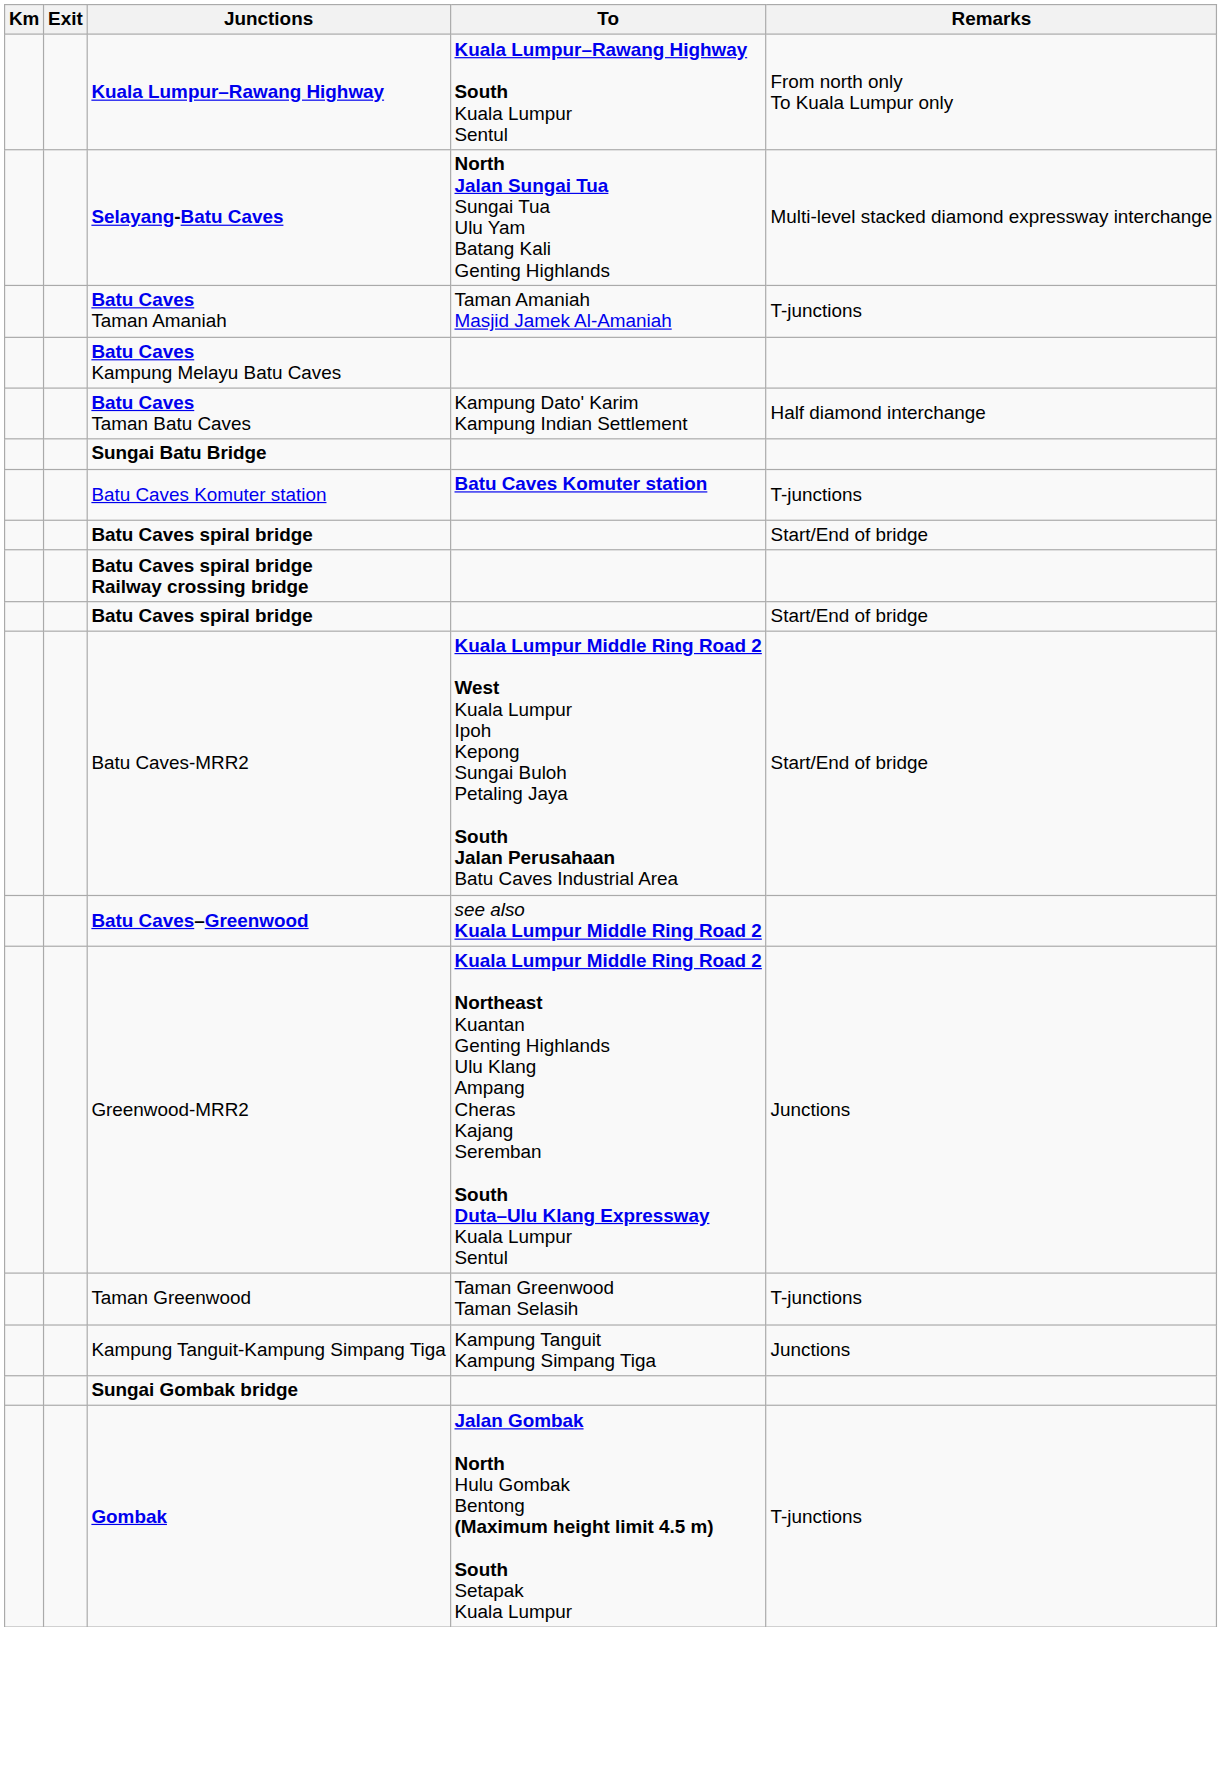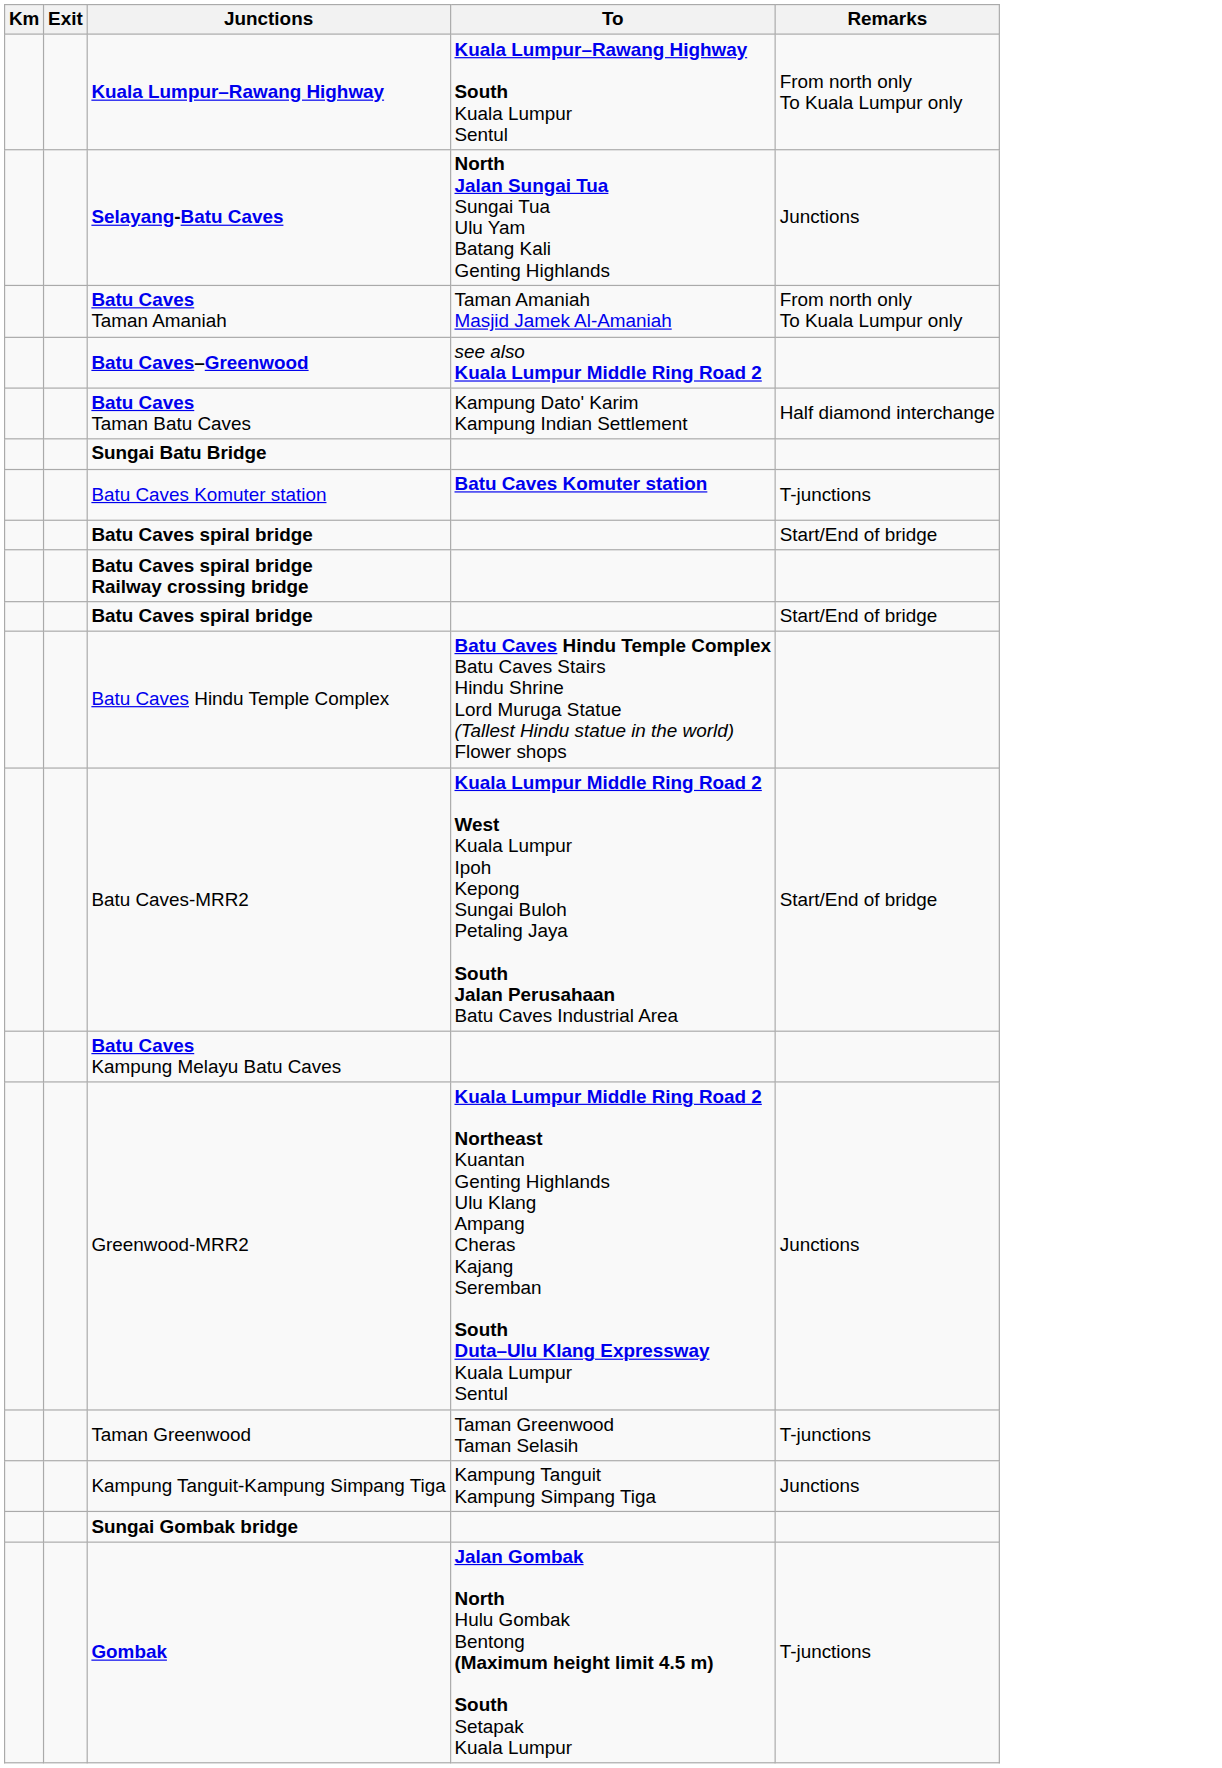(991, 217) Multi-level stacked diamond expressway interchange -> (820, 217) Junctions
(816, 311) T-junctions -> (871, 311) From north only To Kuala Lumpur only
rows swapped: (216, 362) <-> (200, 920)
+ row: (240, 699)
